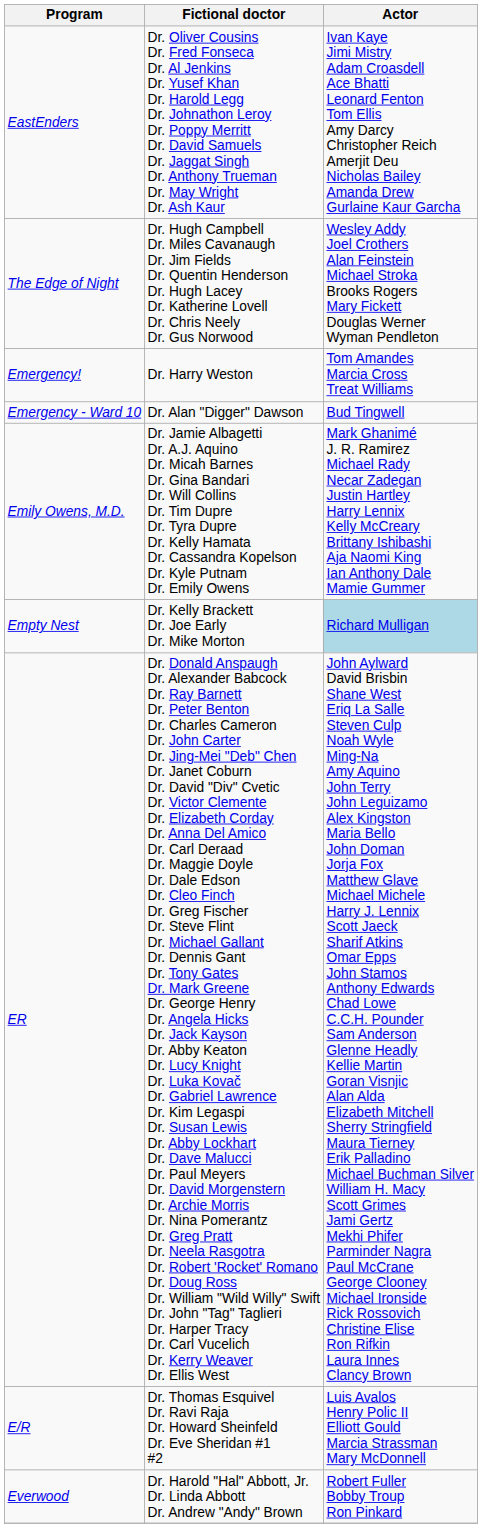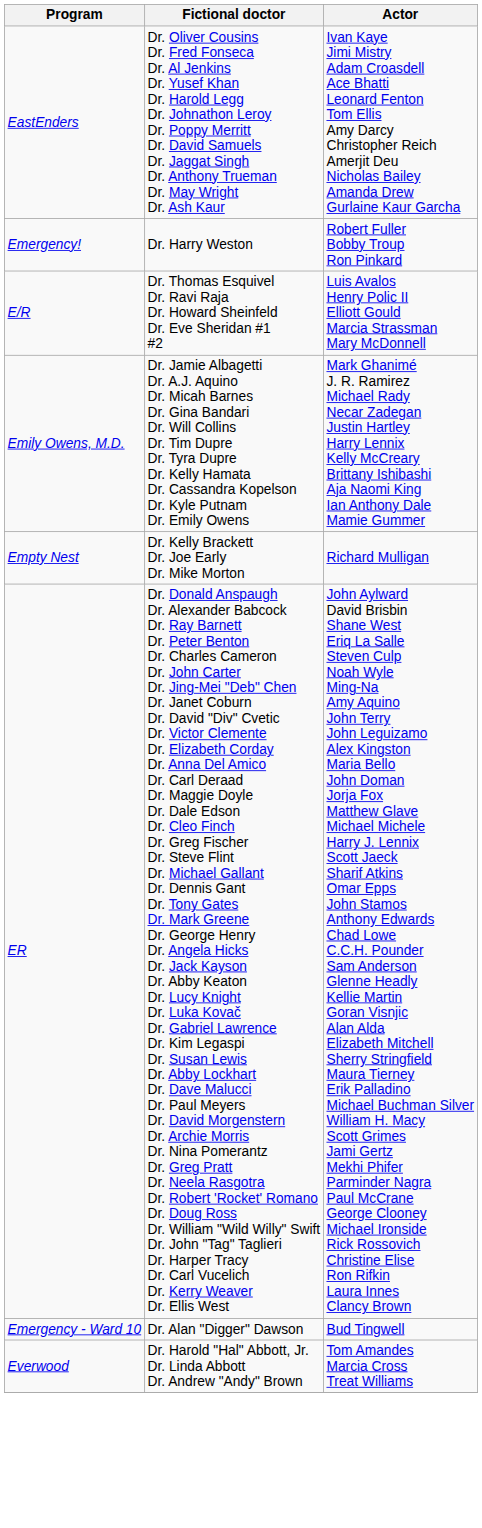- row: (63, 283)
(370, 374) Tom Amandes Marcia Cross Treat Williams -> (366, 244) Robert Fuller Bobby Troup Ron Pinkard
rows swapped: (74, 412) <-> (19, 1428)
(378, 626) lightblue background -> (378, 557) no background
(366, 1496) Robert Fuller Bobby Troup Ron Pinkard -> (370, 1366) Tom Amandes Marcia Cross Treat Williams
